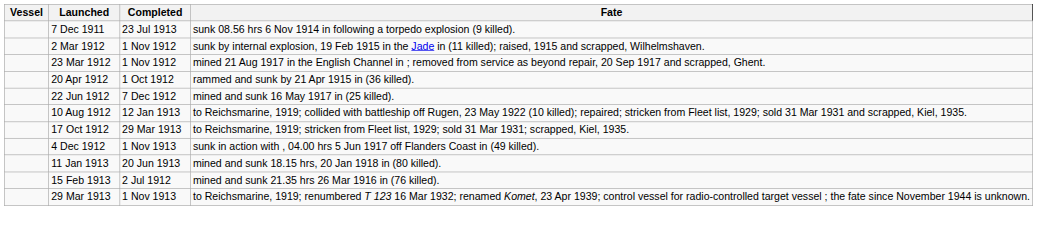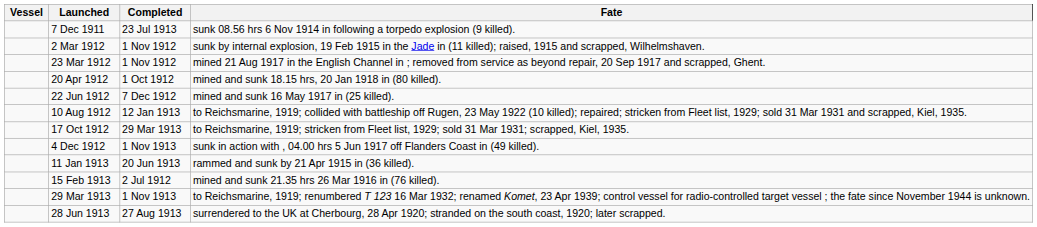(304, 79) rammed and sunk by 21 Apr 1915 in (36 killed). -> (317, 79) mined and sunk 18.15 hrs, 20 Jan 1918 in (80 killed).
(317, 163) mined and sunk 18.15 hrs, 20 Jan 1918 in (80 killed). -> (304, 163) rammed and sunk by 21 Apr 1915 in (36 killed).
+ row: (80, 213)
